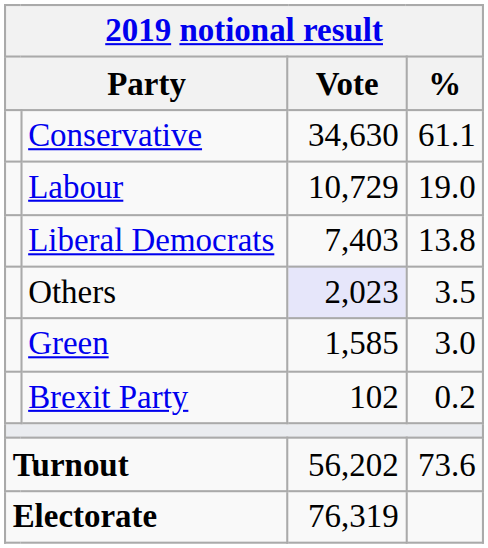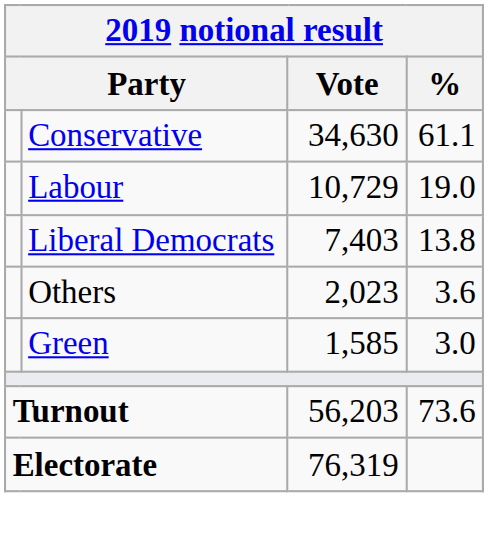(362, 291) lavender background -> (362, 291) no background
(455, 291) 3.5 -> (455, 291) 3.6
- row: (108, 396)
(353, 464) 56,202 -> (353, 411) 56,203
